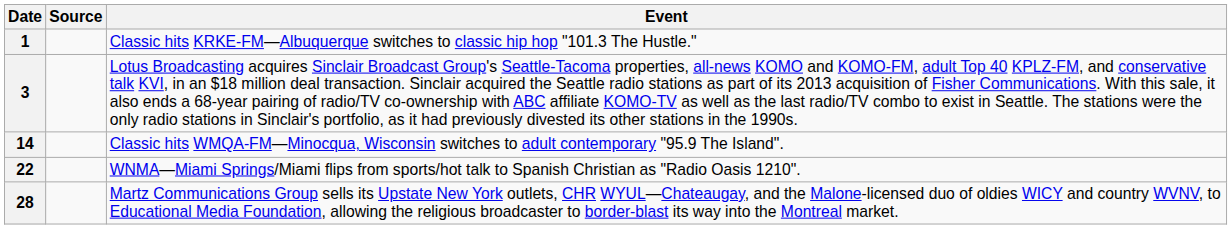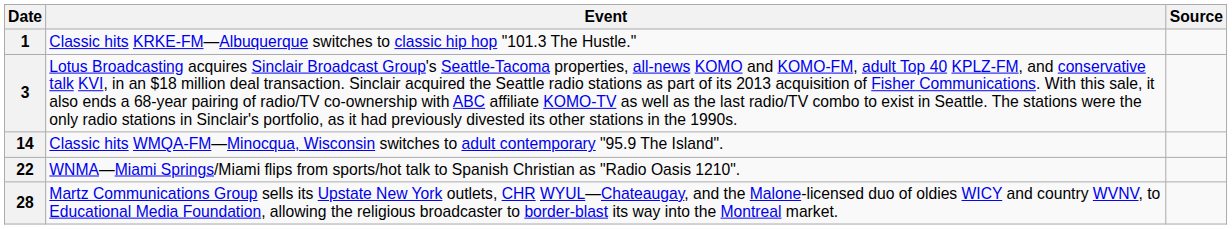columns swapped: (666, 16) <-> (76, 16)
